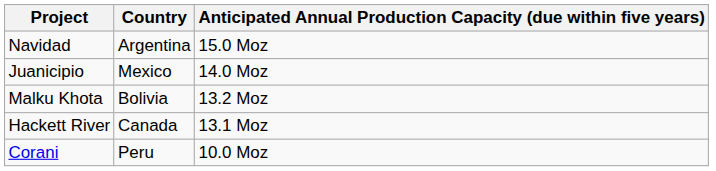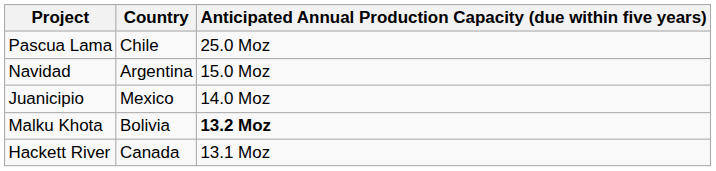+ row: (60, 44)
(233, 98) normal -> (236, 125) bold
- row: (33, 152)
